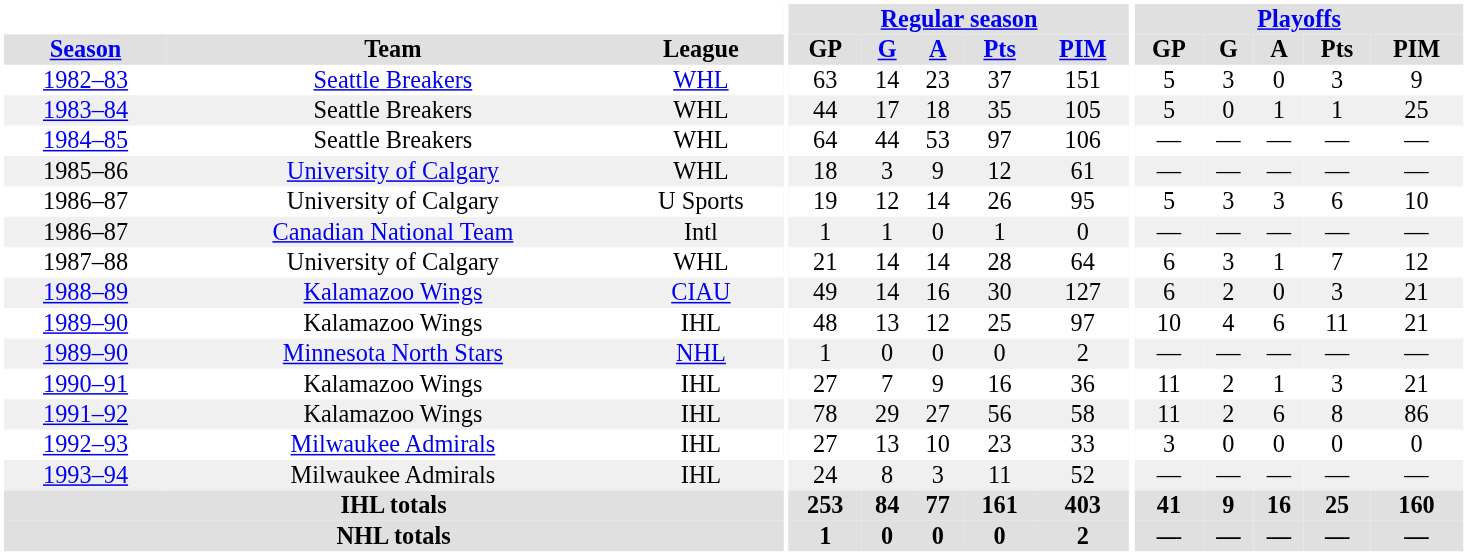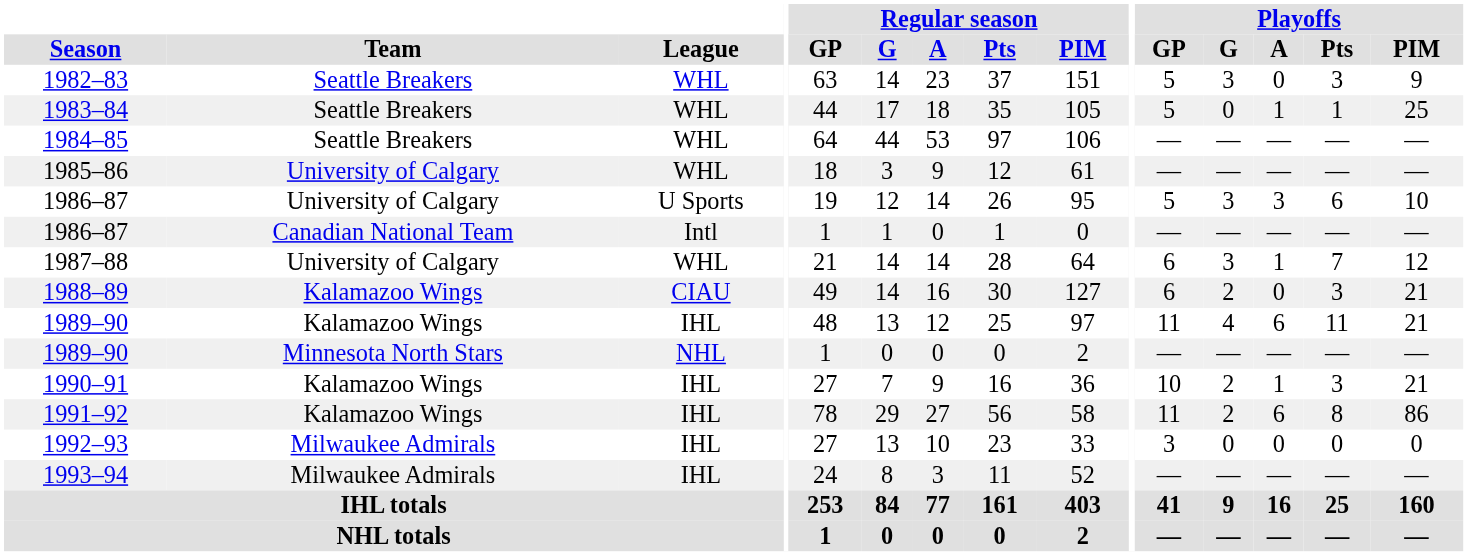(1169, 322) 10 -> (1169, 322) 11
(1169, 383) 11 -> (1169, 383) 10
